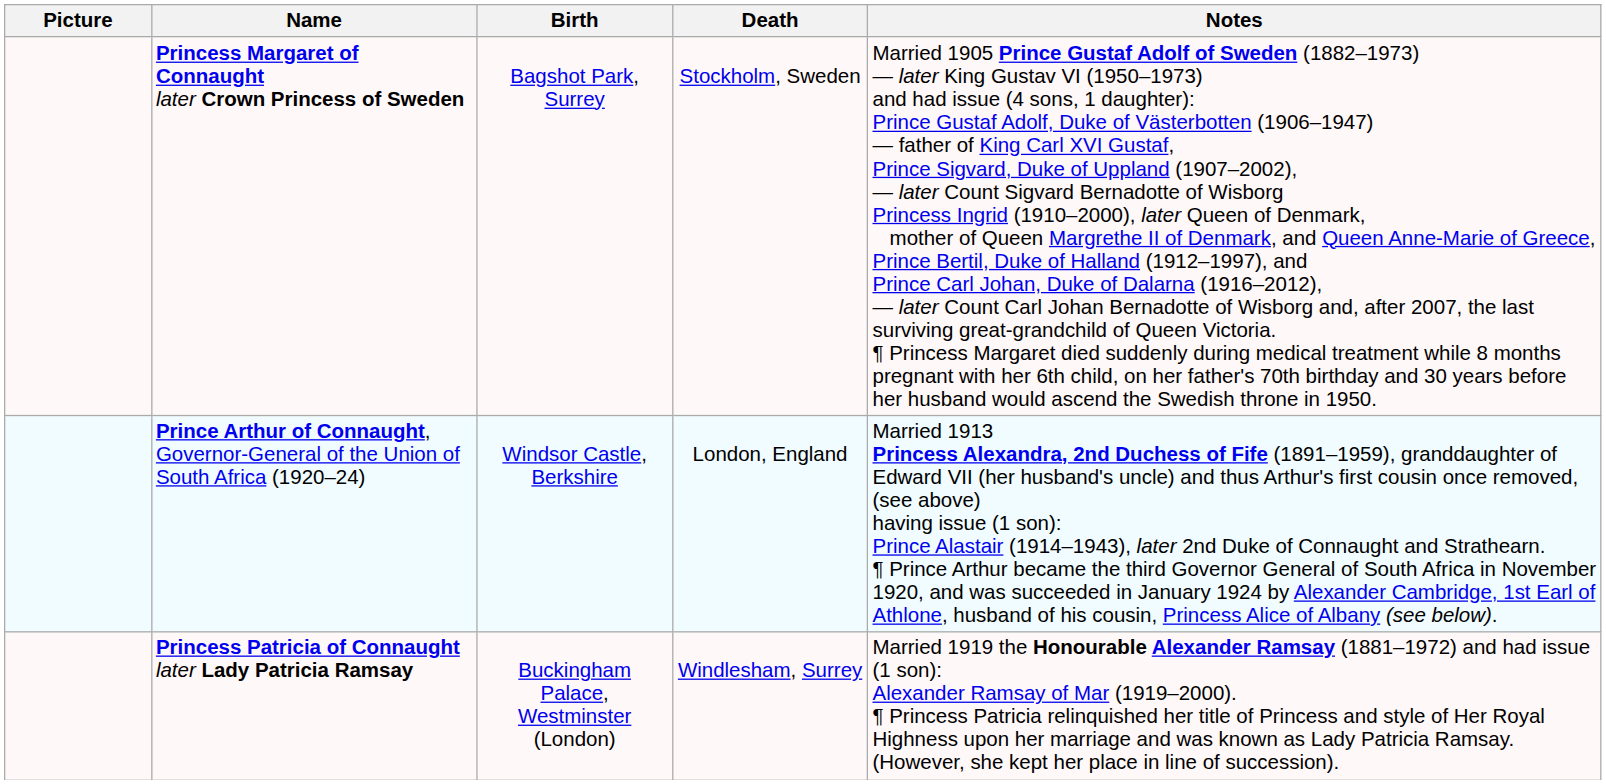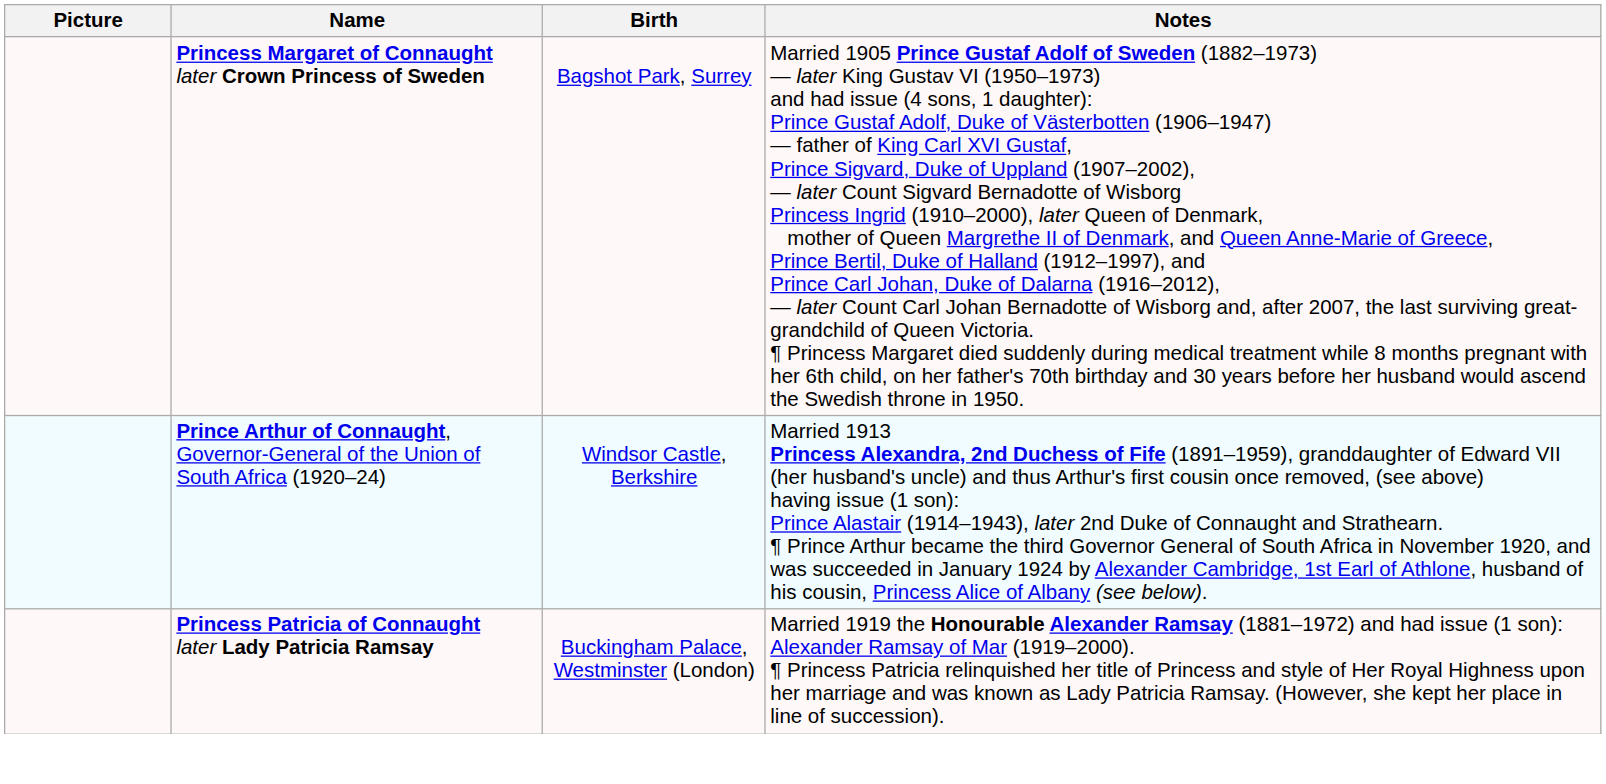- column: (770, 20)
